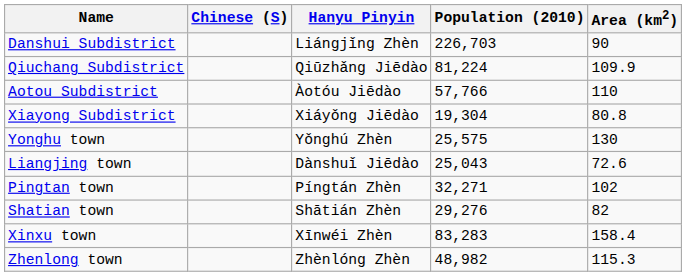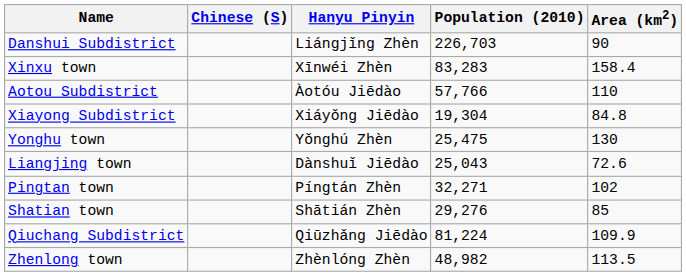rows swapped: (96, 68) <-> (52, 236)
(609, 116) 80.8 -> (609, 116) 84.8
(461, 140) 25,575 -> (461, 140) 25,475
(600, 212) 82 -> (600, 212) 85
(614, 260) 115.3 -> (614, 260) 113.5
